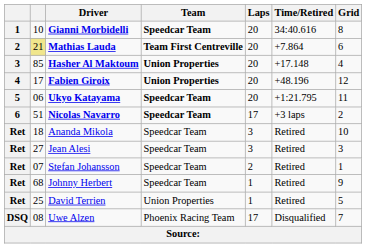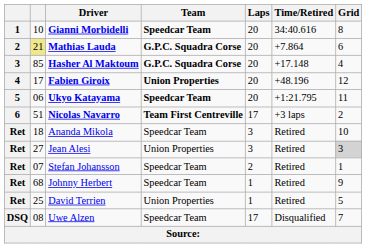(193, 46) Team First Centreville -> (192, 46) G.P.C. Squadra Corse
(181, 63) Union Properties -> (192, 63) G.P.C. Squadra Corse
(177, 114) Speedcar Team -> (193, 114) Team First Centreville
(175, 149) Speedcar Team -> (179, 149) Union Properties
(341, 149) no background -> (341, 149) lightgrey background
(189, 217) Phoenix Racing Team -> (175, 217) Speedcar Team
